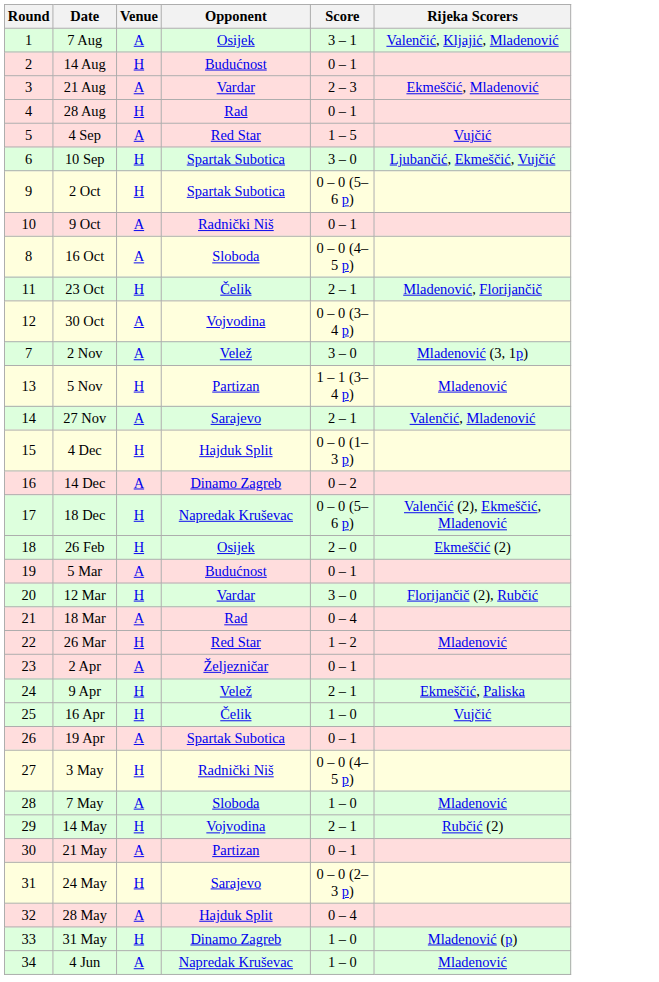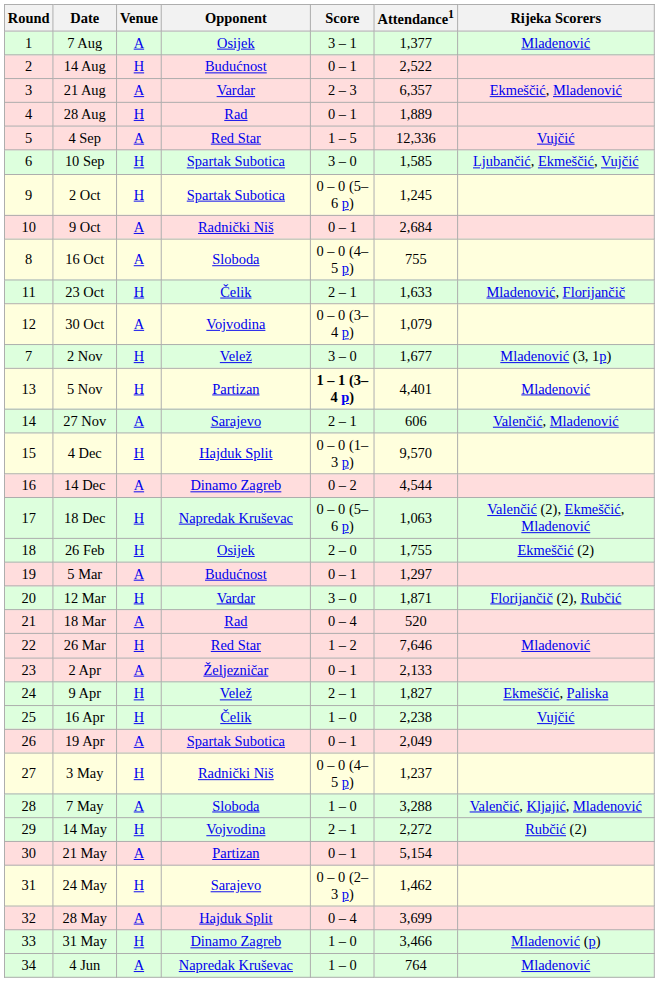+ column: (416, 18)
(473, 40) Valenčić, Kljajić, Mladenović -> (556, 43) Mladenović
(139, 353) A -> (139, 356) H
(342, 385) normal -> (342, 388) bold
(473, 802) Mladenović -> (556, 805) Valenčić, Kljajić, Mladenović
